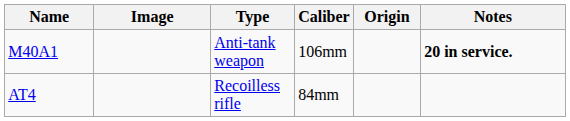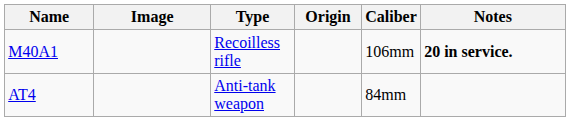columns swapped: (387, 17) <-> (324, 17)
(245, 51) Anti-tank weapon -> (247, 51) Recoilless rifle
(247, 94) Recoilless rifle -> (245, 94) Anti-tank weapon
